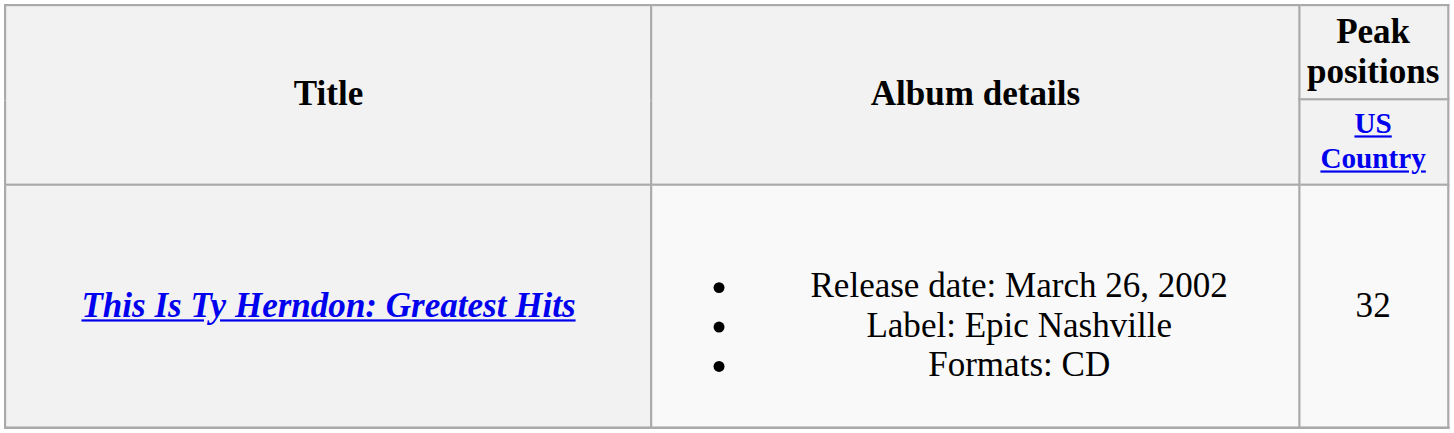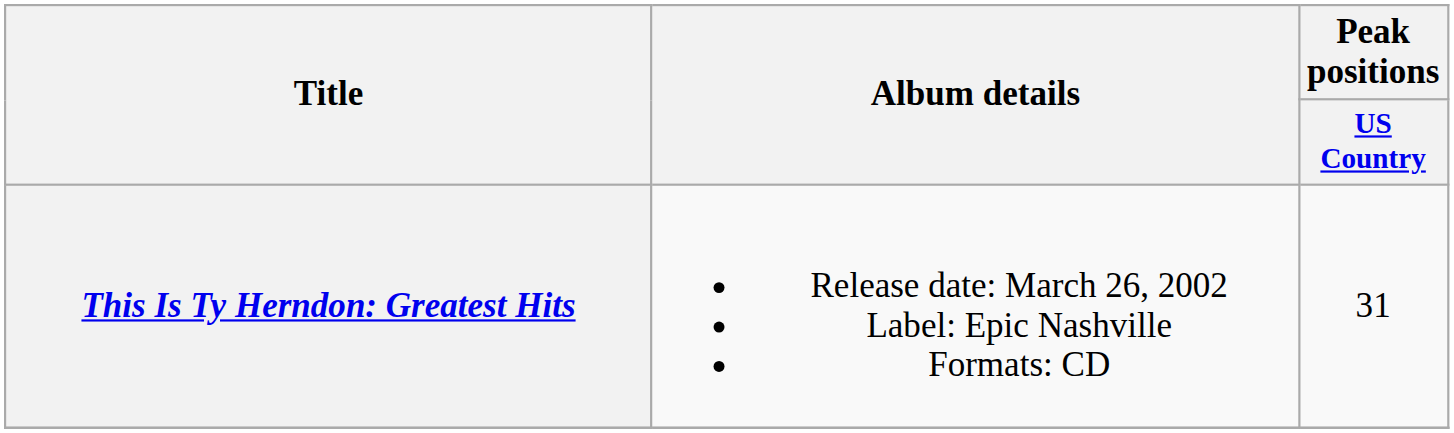(1373, 305) 32 -> (1373, 305) 31
